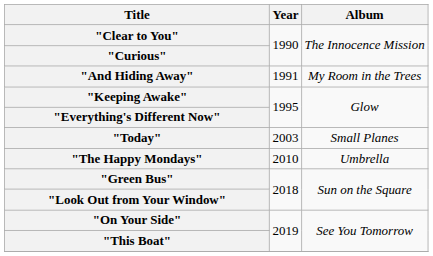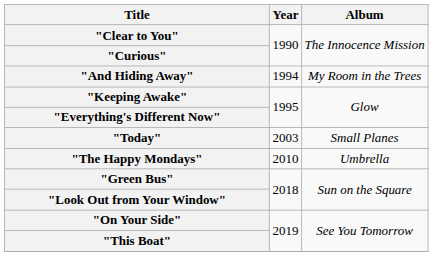(286, 76) 1991 -> (286, 76) 1994
